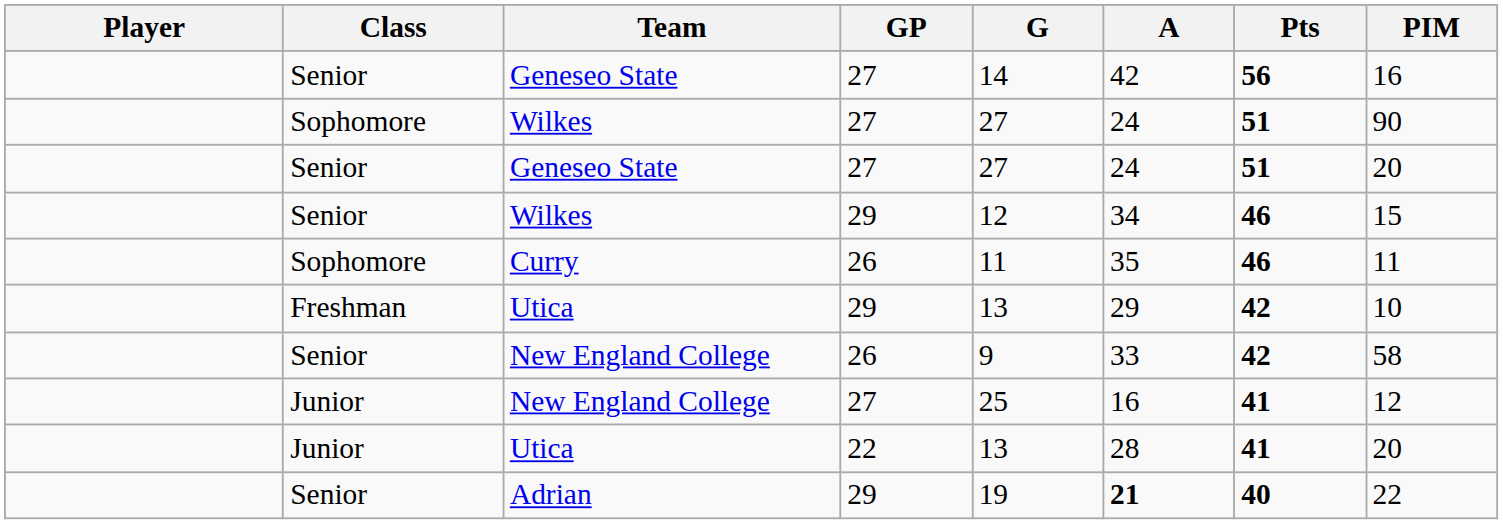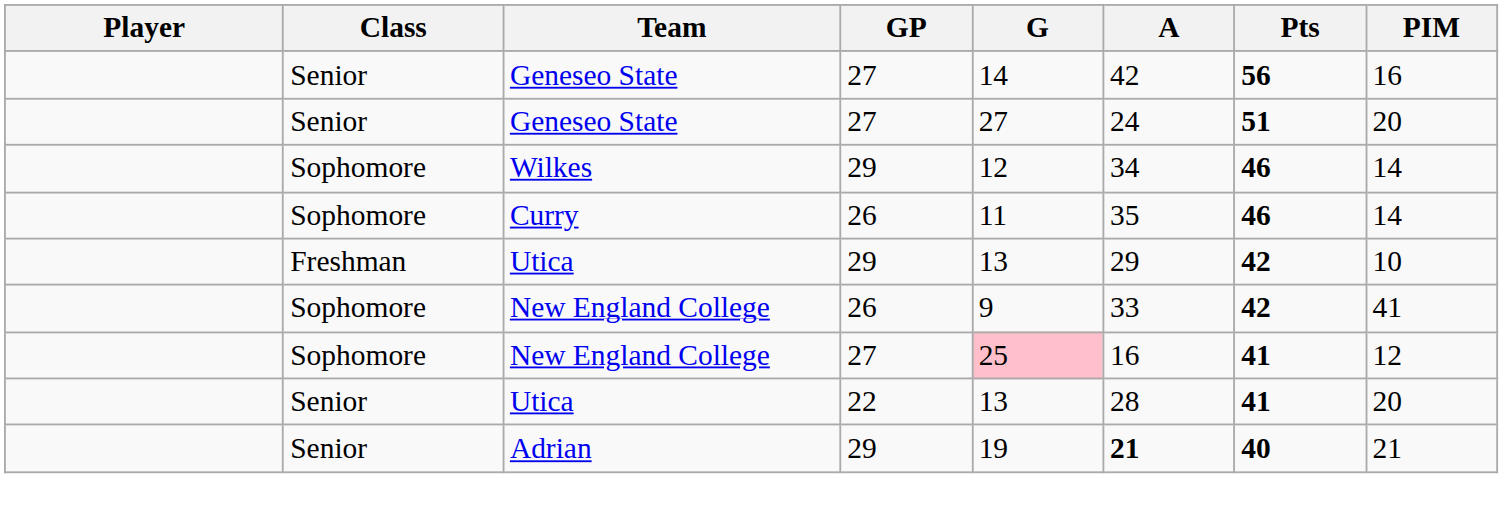- row: (551, 121)
(329, 214) Senior -> (358, 167) Sophomore
(1387, 214) 15 -> (1387, 167) 14
(1387, 261) 11 -> (1387, 214) 14
(329, 354) Senior -> (358, 307) Sophomore
(1387, 354) 58 -> (1387, 307) 41
(327, 401) Junior -> (358, 354) Sophomore
(993, 401) no background -> (993, 354) pink background
(327, 448) Junior -> (329, 401) Senior
(1387, 494) 22 -> (1387, 448) 21
